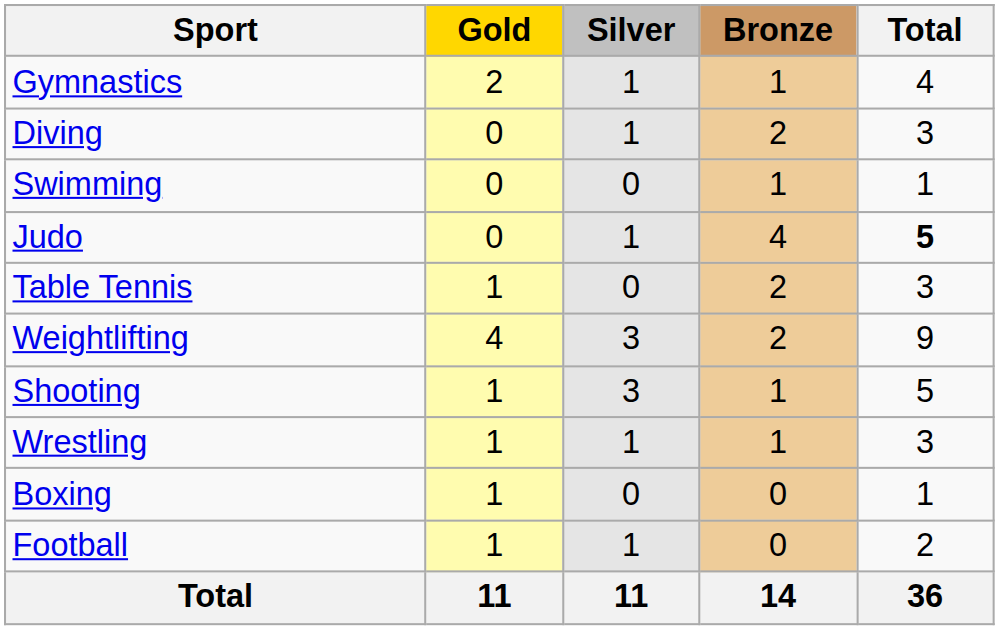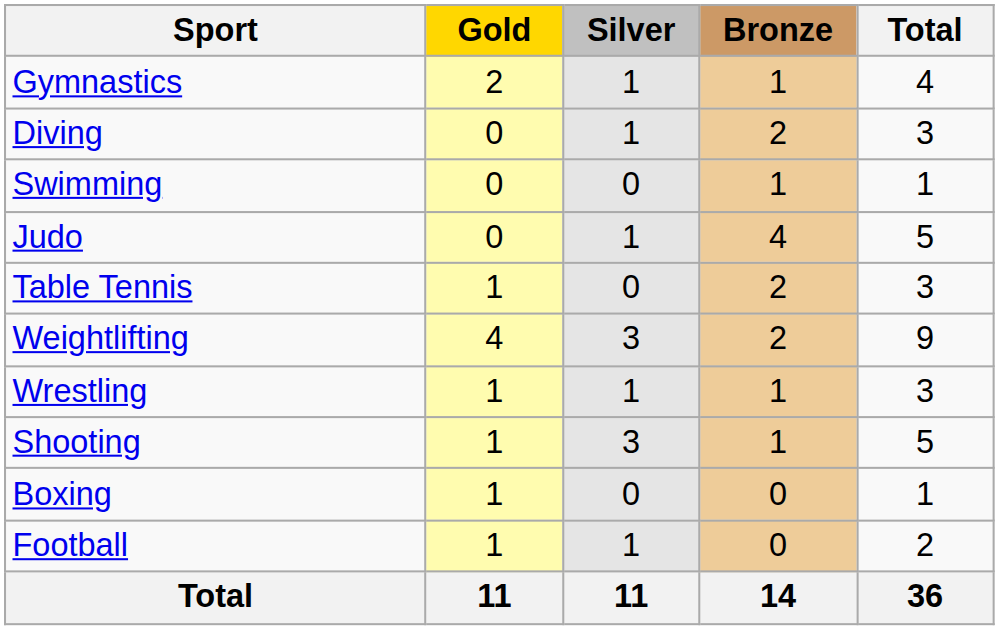(925, 236) bold -> (925, 236) normal
rows swapped: (77, 390) <-> (80, 442)
